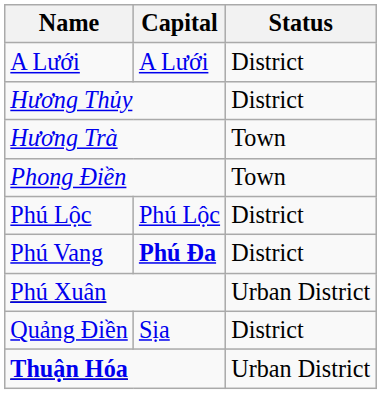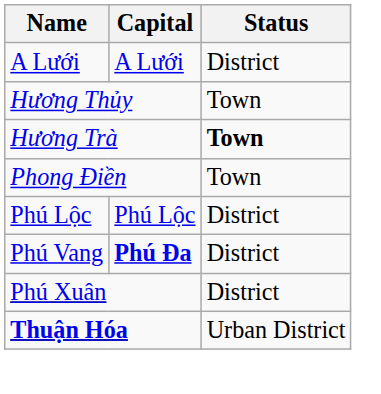(267, 100) District -> (234, 100) Town
(259, 138) normal -> (235, 138) bold
(301, 291) Urban District -> (243, 291) District
- row: (69, 330)
